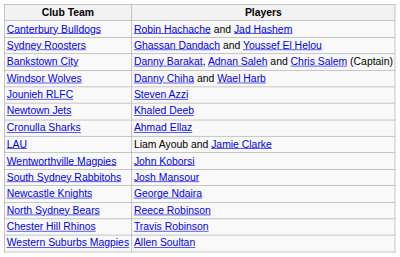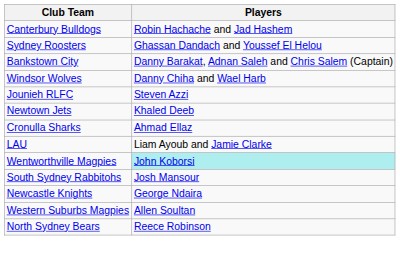(164, 161) no background -> (164, 161) paleturquoise background
rows swapped: (53, 210) <-> (68, 243)
- row: (51, 227)
